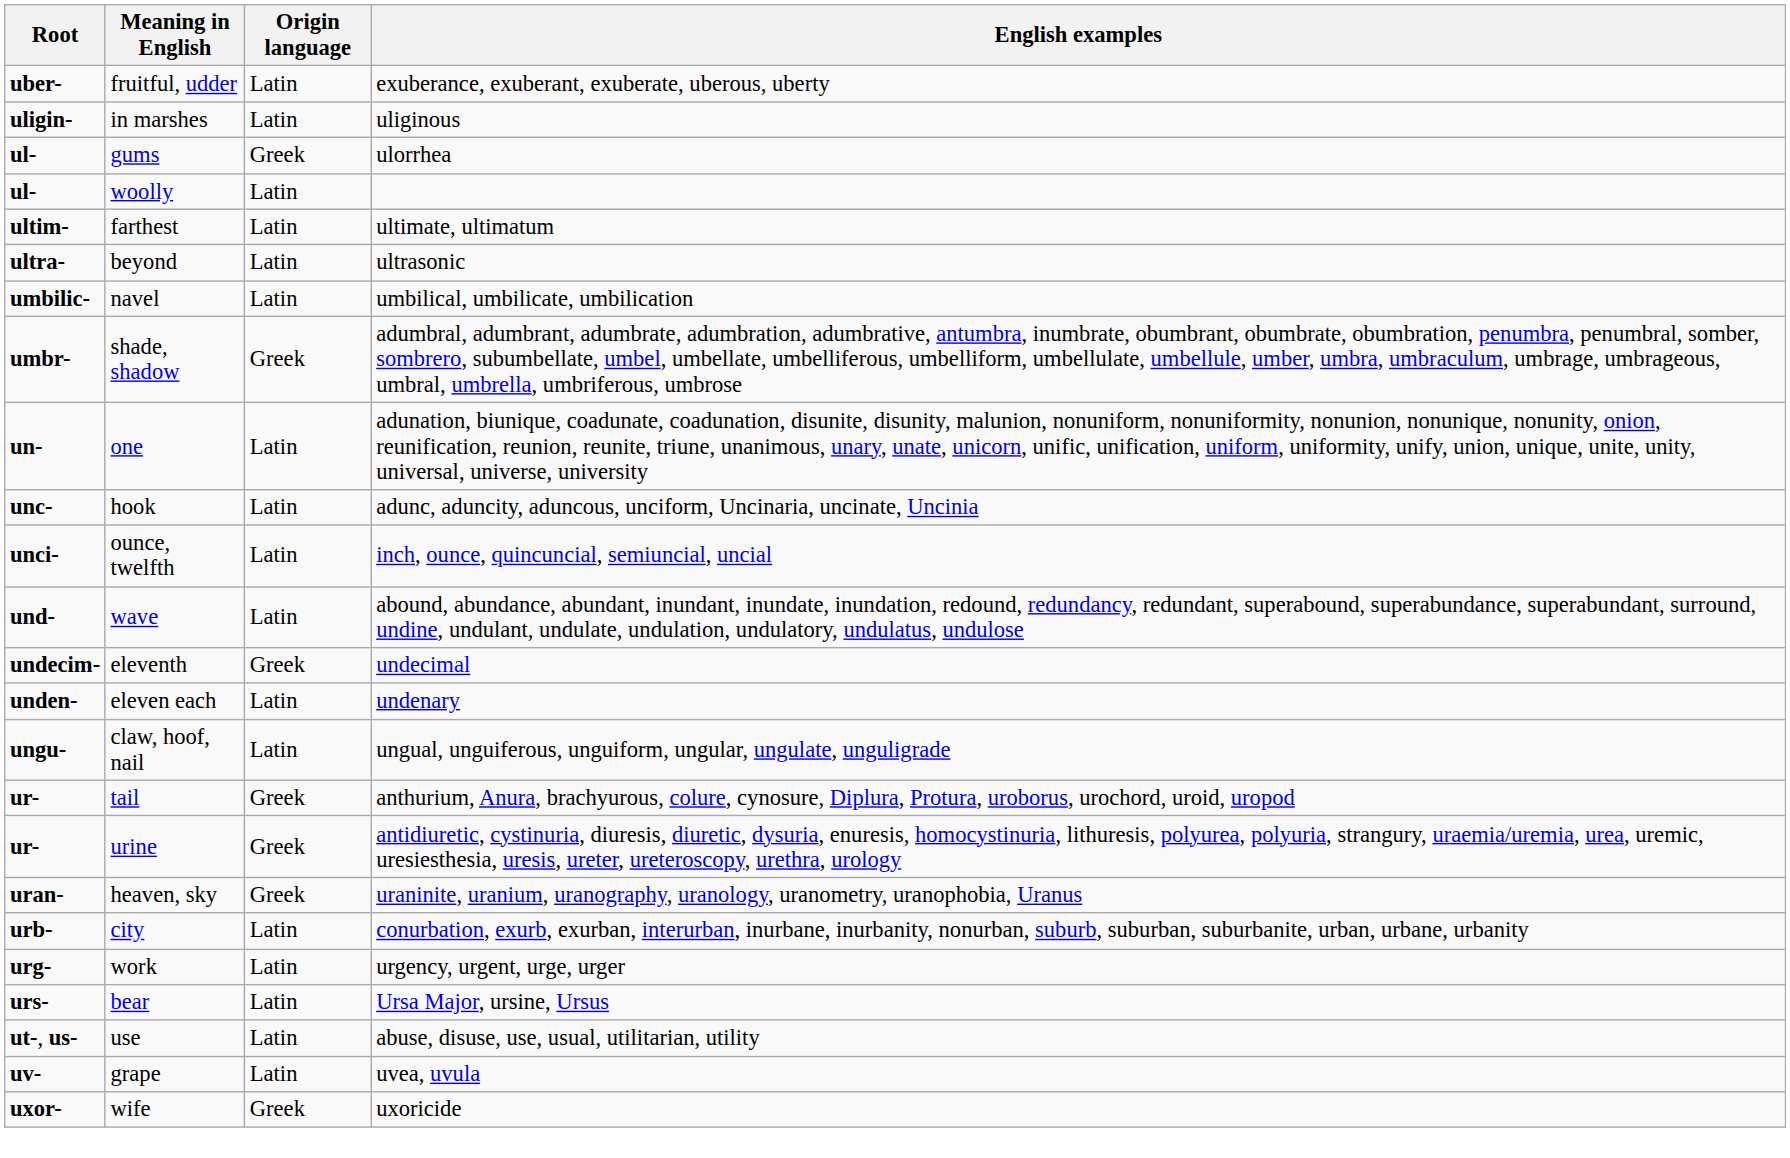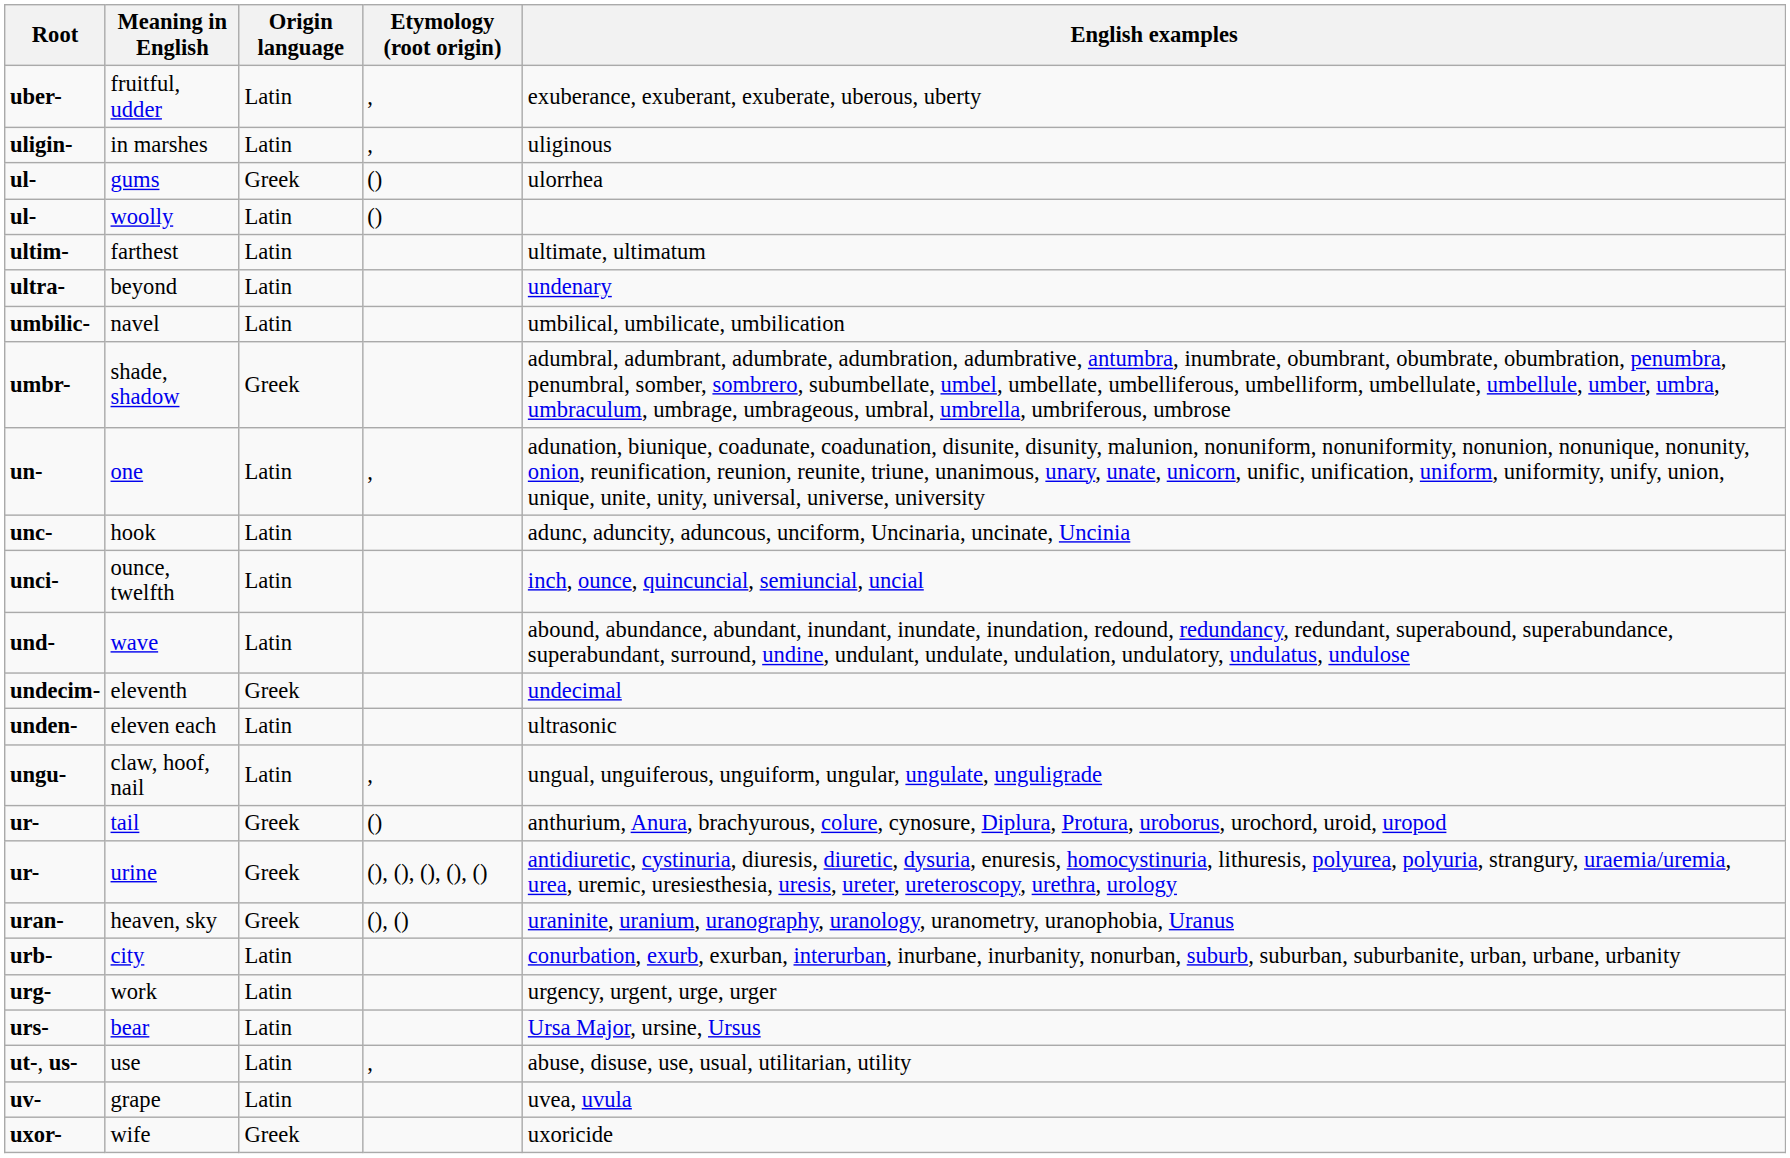+ column: (442, 35)
(421, 262) ultrasonic -> (570, 287) undenary
(418, 700) undenary -> (572, 726) ultrasonic
